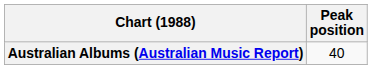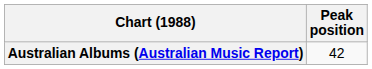(337, 53) 40 -> (337, 53) 42
